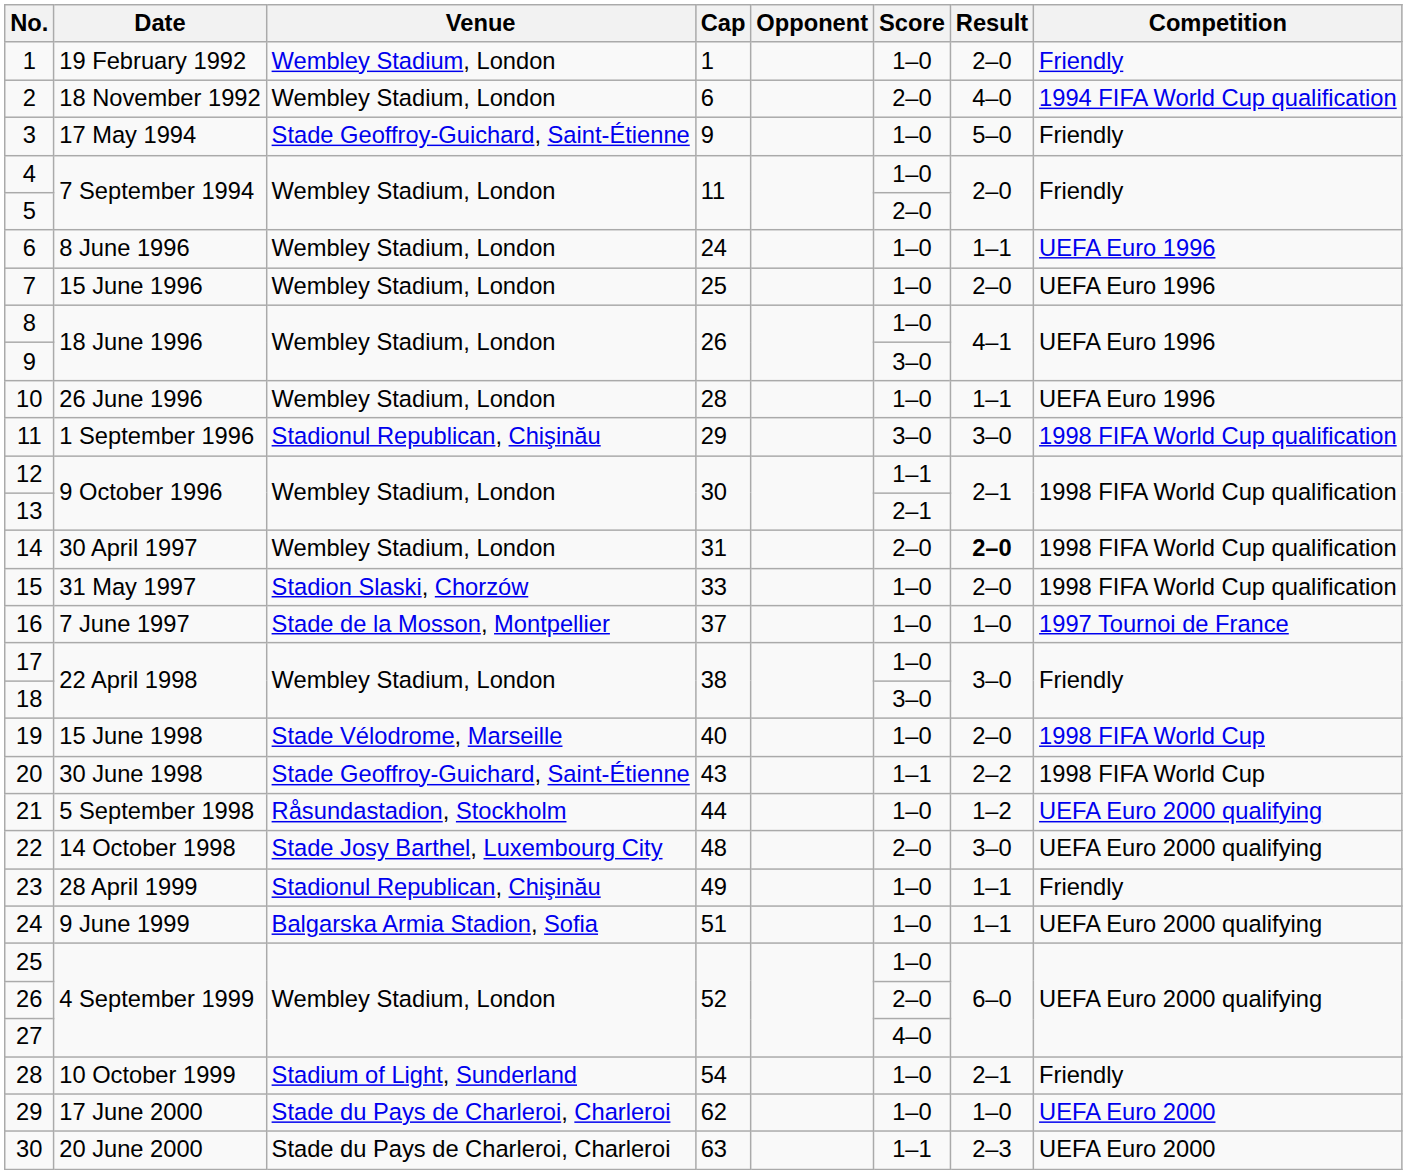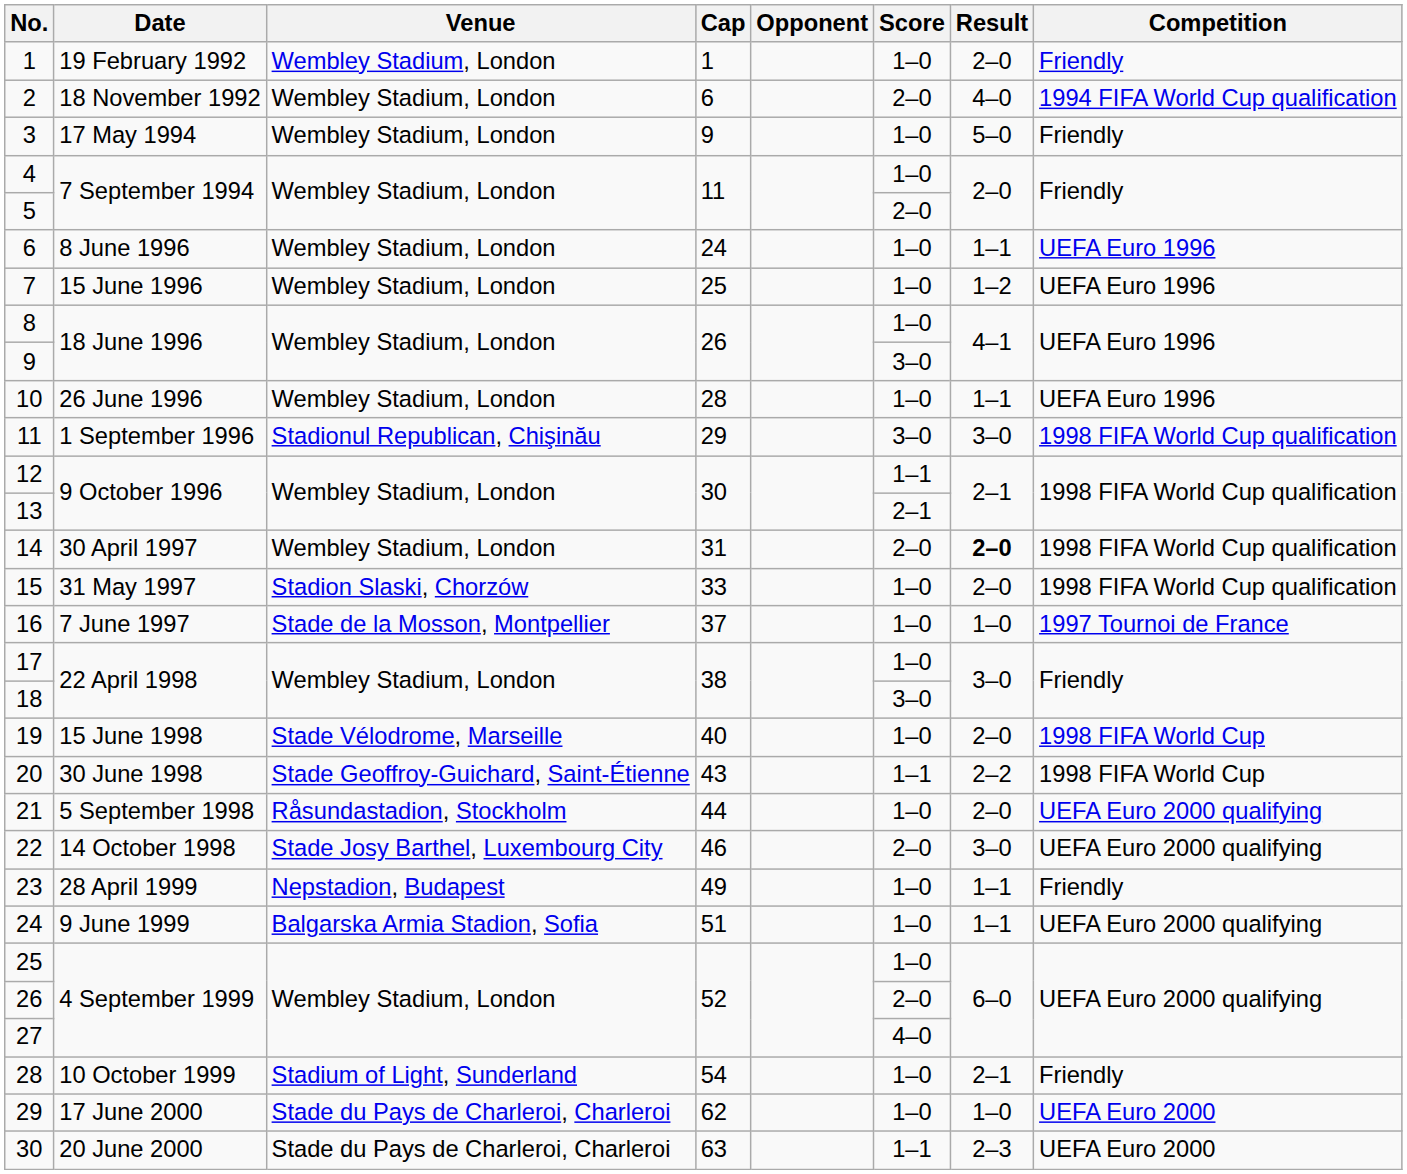(481, 135) Stade Geoffroy-Guichard, Saint-Étienne -> (414, 135) Wembley Stadium, London
(992, 286) 2–0 -> (992, 286) 1–2
(992, 811) 1–2 -> (992, 811) 2–0
(714, 849) 48 -> (714, 849) 46
(436, 887) Stadionul Republican, Chişinău -> (388, 887) Nepstadion, Budapest
